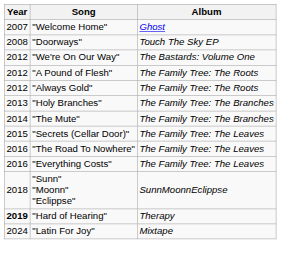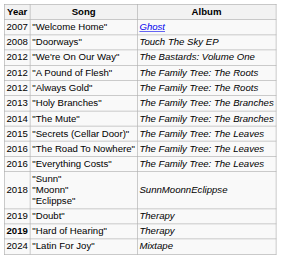+ row: (49, 216)
